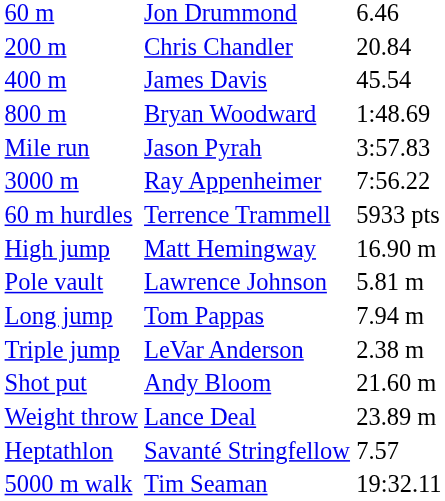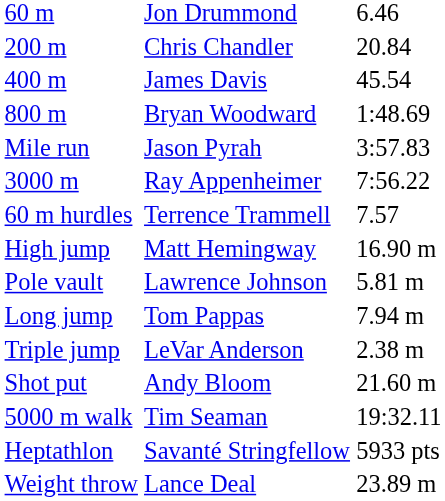(398, 215) 5933 pts -> (378, 215) 7.57
rows swapped: (71, 417) <-> (69, 484)
(378, 450) 7.57 -> (398, 450) 5933 pts
